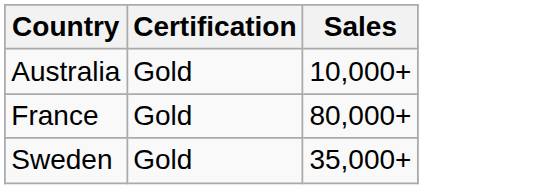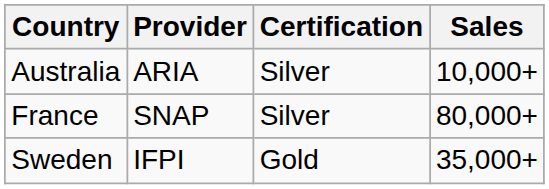+ column: (190, 26)
(163, 71) Gold -> (295, 71) Silver
(163, 115) Gold -> (295, 115) Silver
